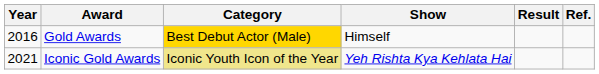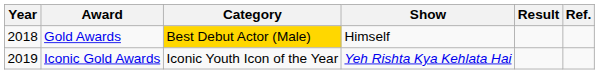(23, 36) 2016 -> (23, 36) 2018
(23, 58) 2021 -> (23, 58) 2019
(252, 58) khaki background -> (252, 58) no background
